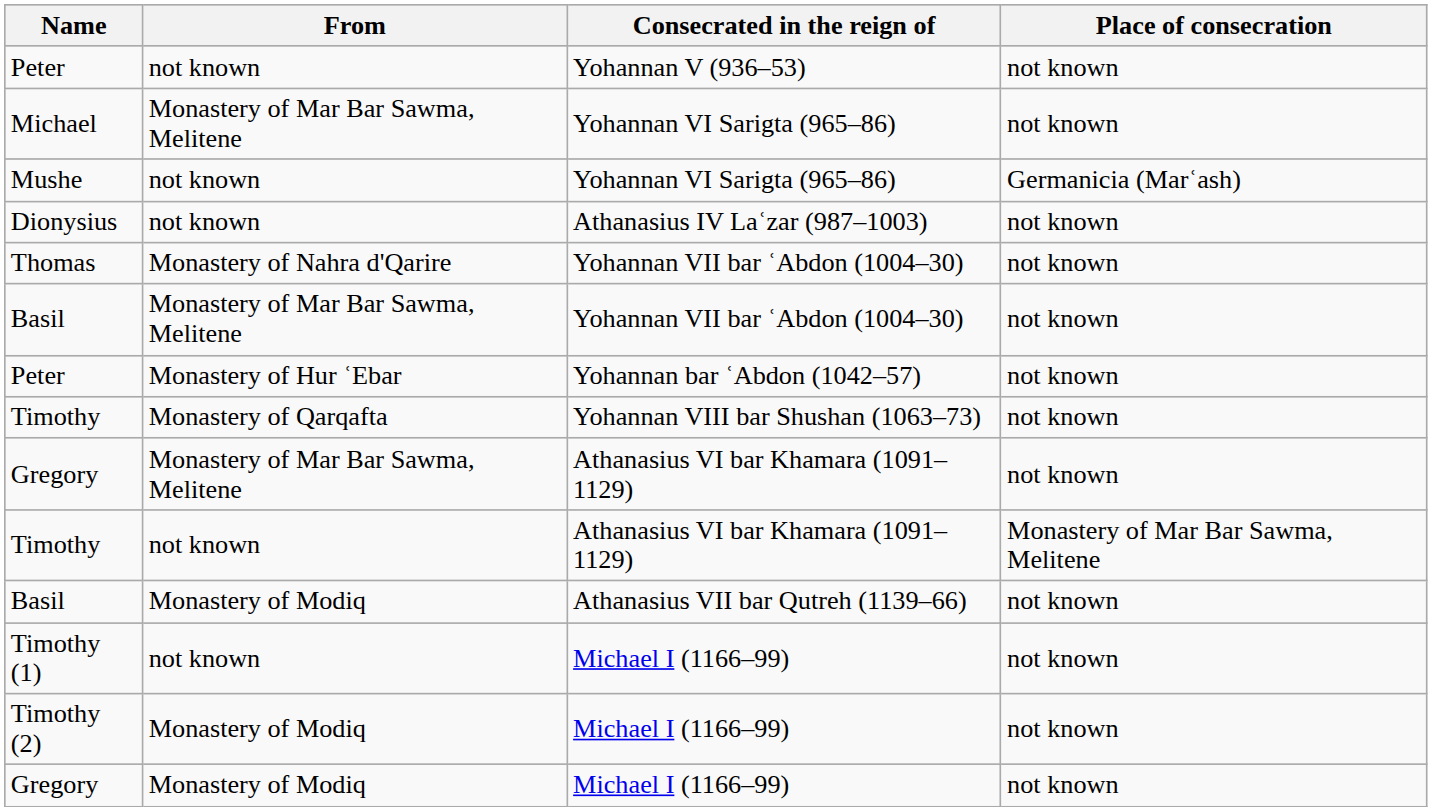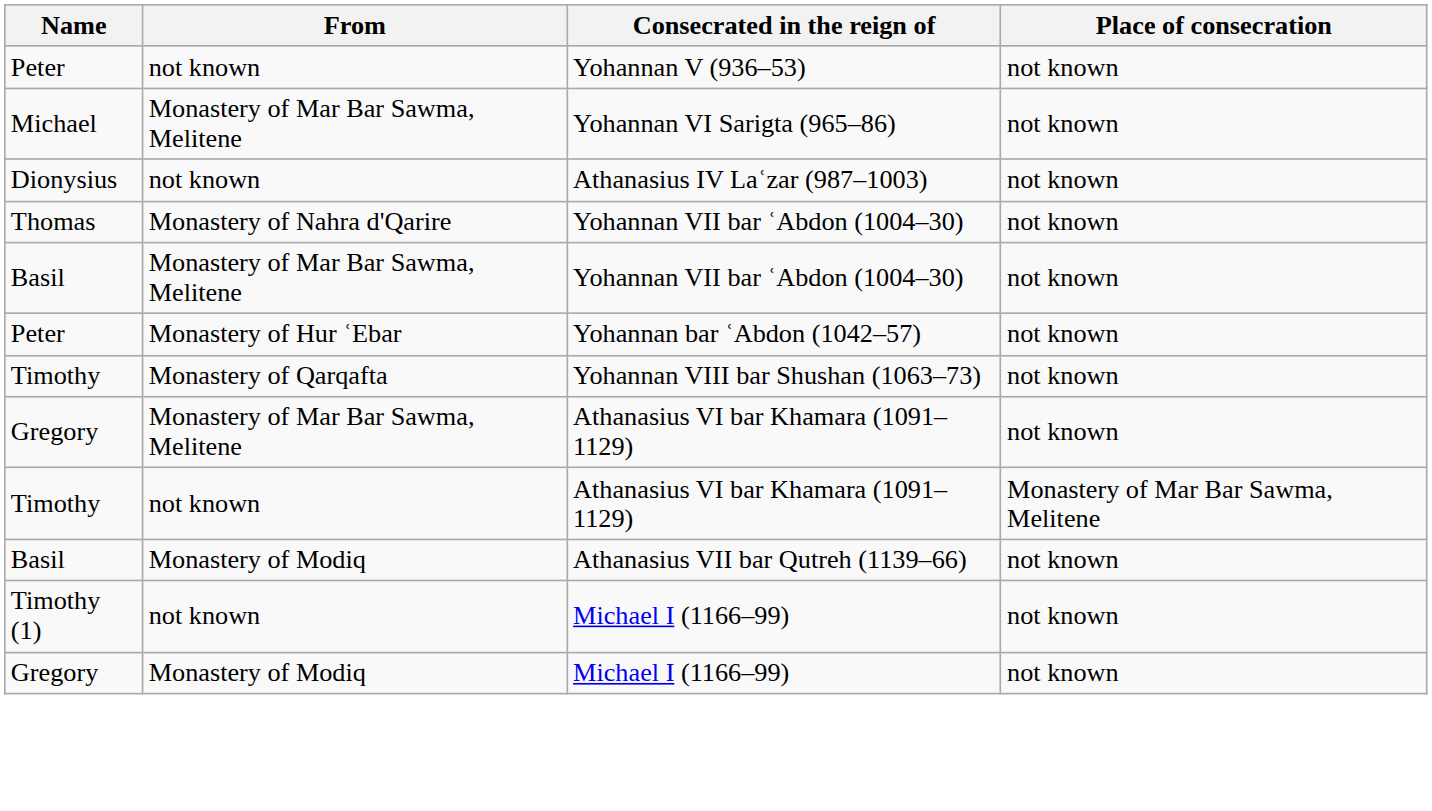- row: (47, 179)
- row: (56, 728)
